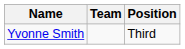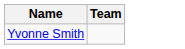- column: (152, 14)
